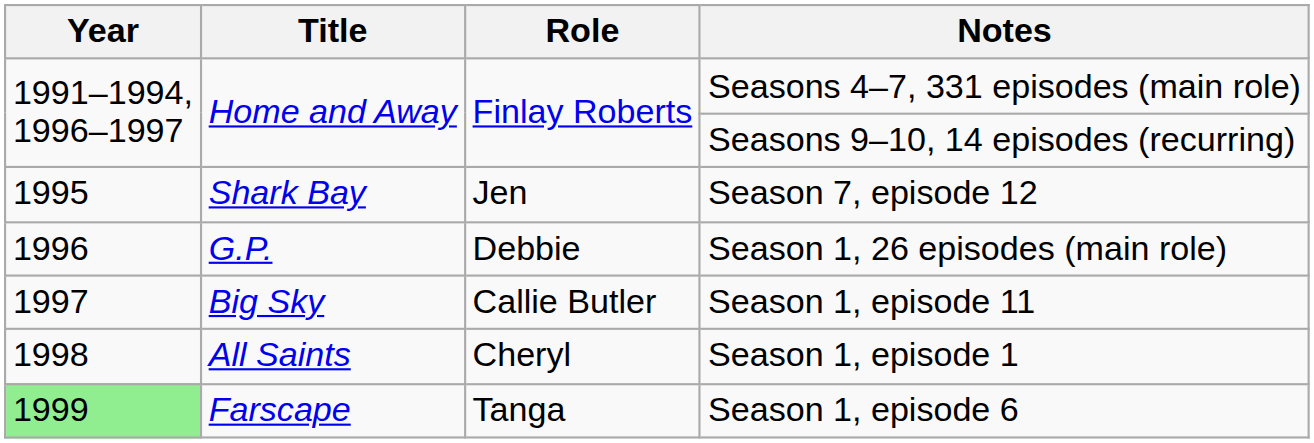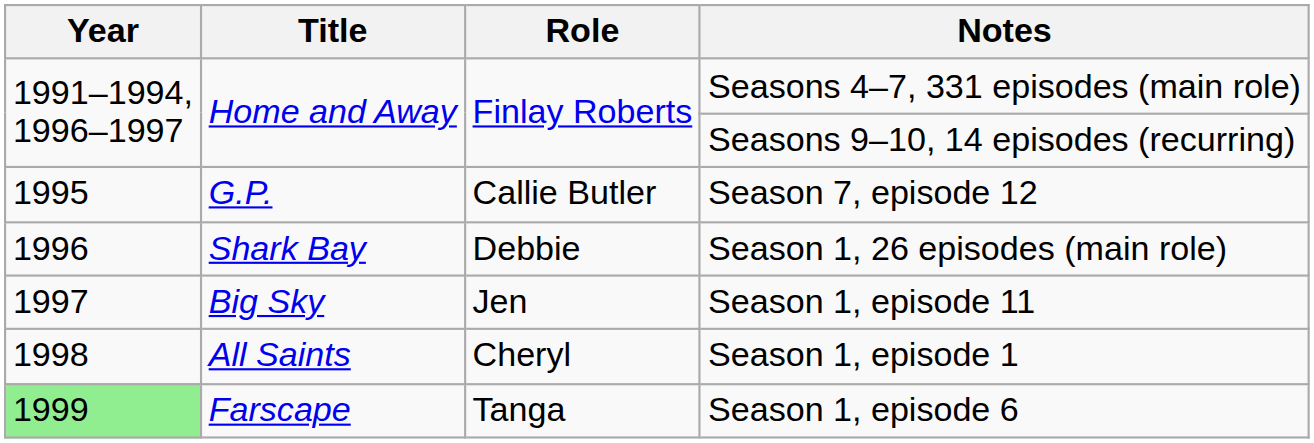(287, 193) Shark Bay -> (241, 193) G.P.
(500, 193) Jen -> (564, 193) Callie Butler
(241, 247) G.P. -> (287, 247) Shark Bay
(564, 301) Callie Butler -> (500, 301) Jen
